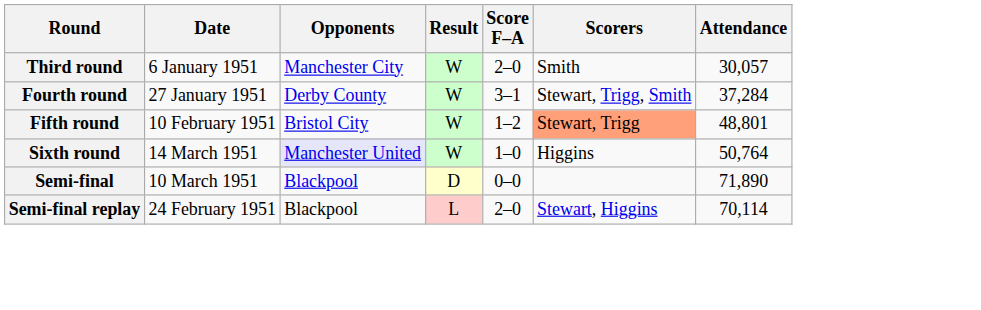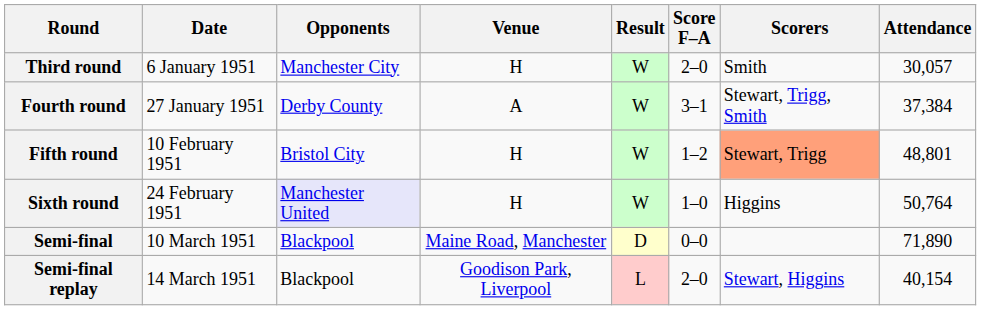+ column: (516, 28)
(744, 95) 37,284 -> (928, 105) 37,384
(203, 152) 14 March 1951 -> (190, 202) 24 February 1951
(212, 209) 24 February 1951 -> (201, 279) 14 March 1951
(744, 209) 70,114 -> (928, 279) 40,154
